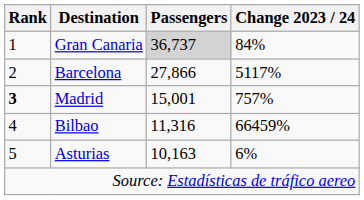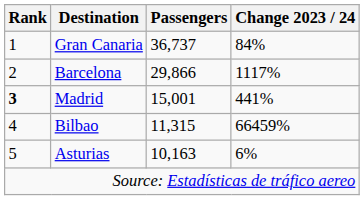(173, 44) lightgrey background -> (173, 44) no background
(173, 71) 27,866 -> (173, 71) 29,866
(258, 71) 5117% -> (258, 71) 1117%
(254, 99) 757% -> (254, 99) 441%
(173, 126) 11,316 -> (173, 126) 11,315
